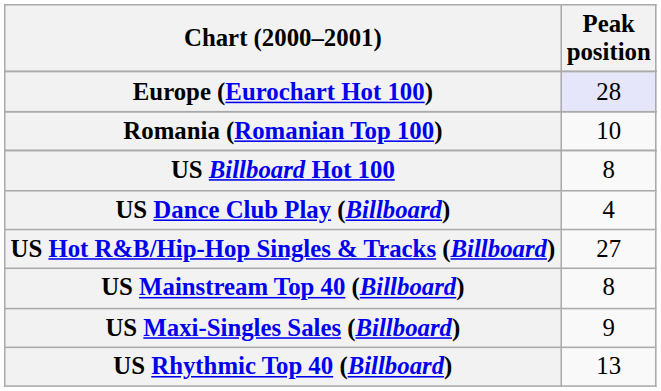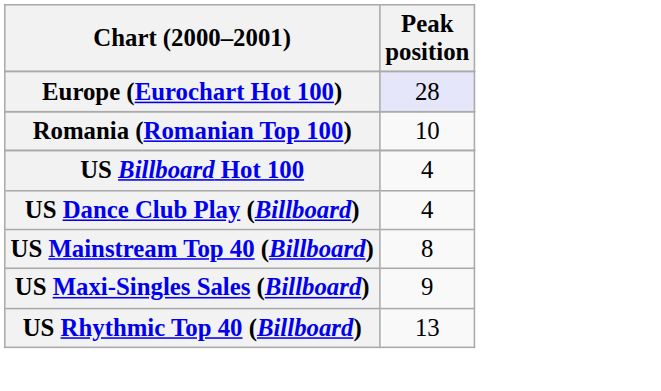(609, 170) 8 -> (427, 170) 4
- row: (283, 248)
